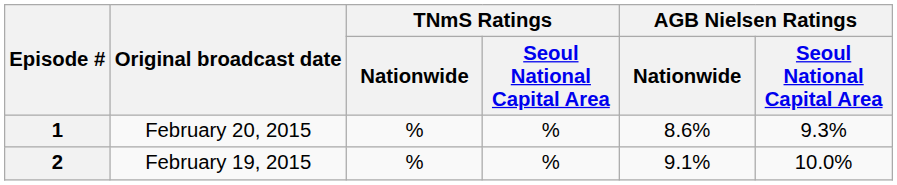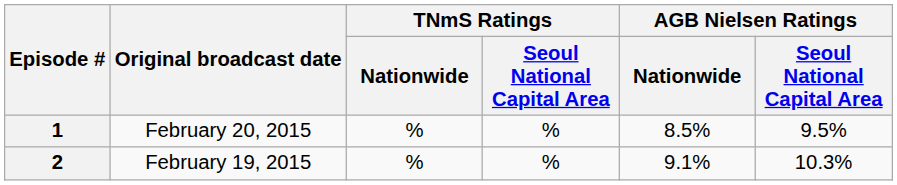(687, 130) 8.6% -> (687, 130) 8.5%
(824, 130) 9.3% -> (824, 130) 9.5%
(824, 163) 10.0% -> (824, 163) 10.3%
